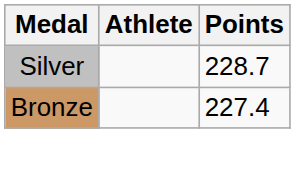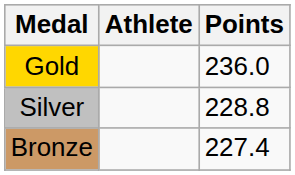+ row: (52, 66)
(237, 66) 228.7 -> (237, 107) 228.8
